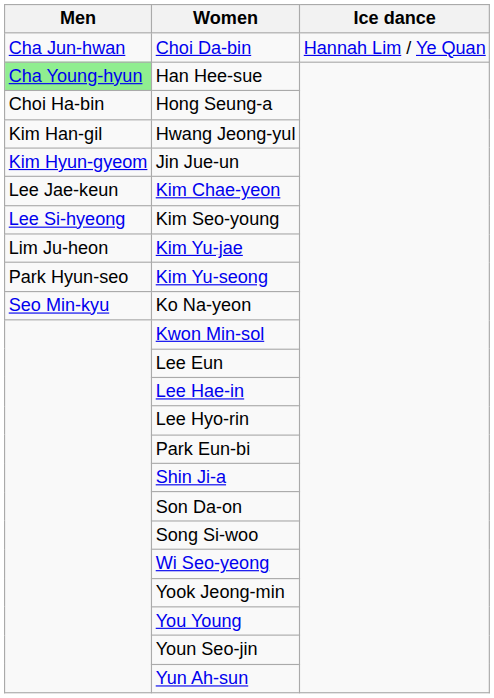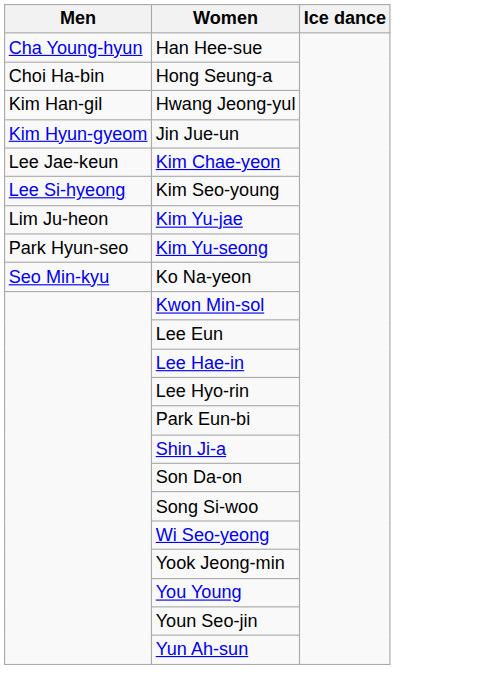- row: (203, 47)
(76, 76) lightgreen background -> (76, 47) no background
